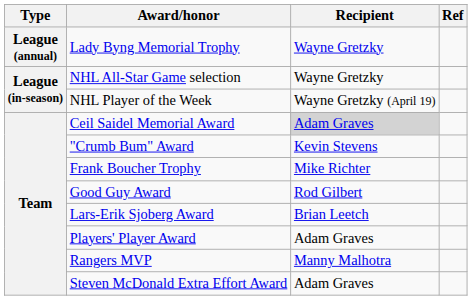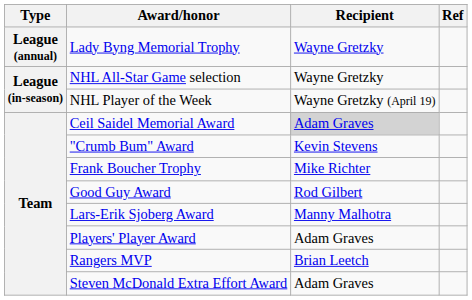(331, 214) Brian Leetch -> (343, 214) Manny Malhotra
(343, 260) Manny Malhotra -> (331, 260) Brian Leetch
